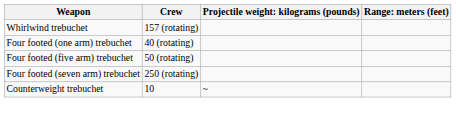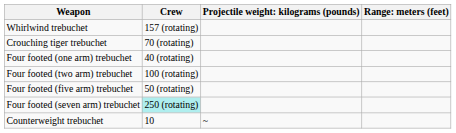+ row: (57, 43)
+ row: (69, 74)
(171, 74) no background -> (171, 105) paleturquoise background
